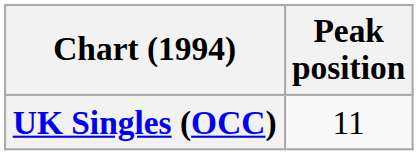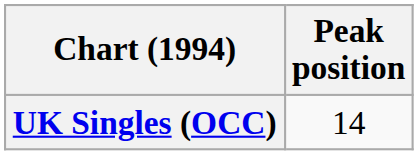(349, 121) 11 -> (349, 121) 14
